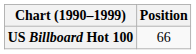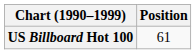(164, 37) 66 -> (164, 37) 61
